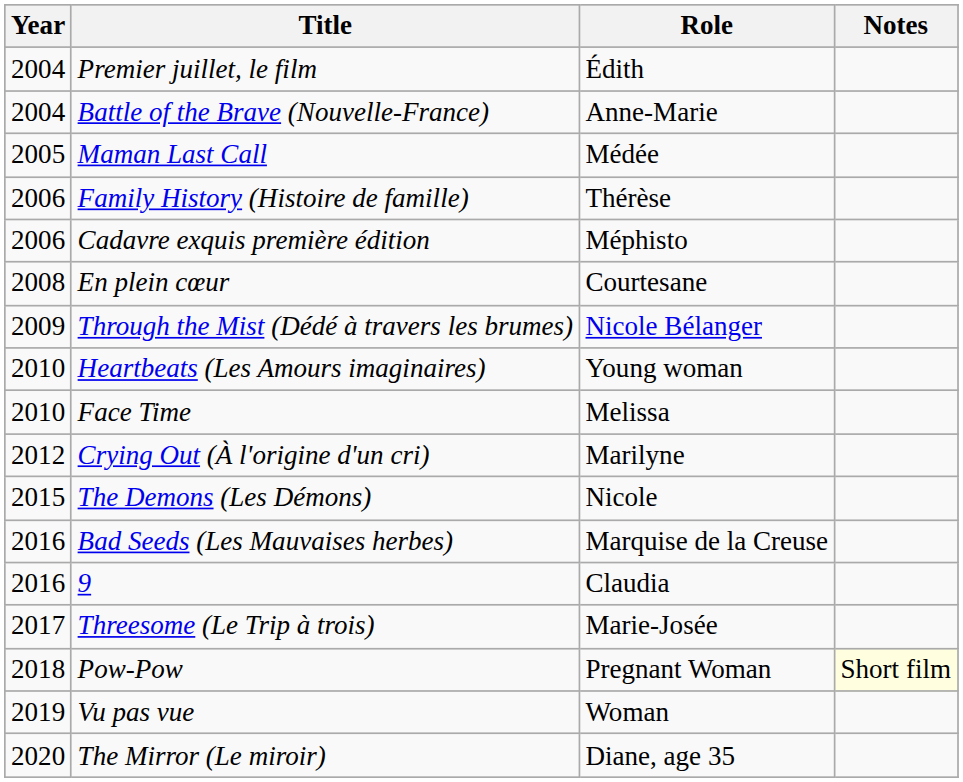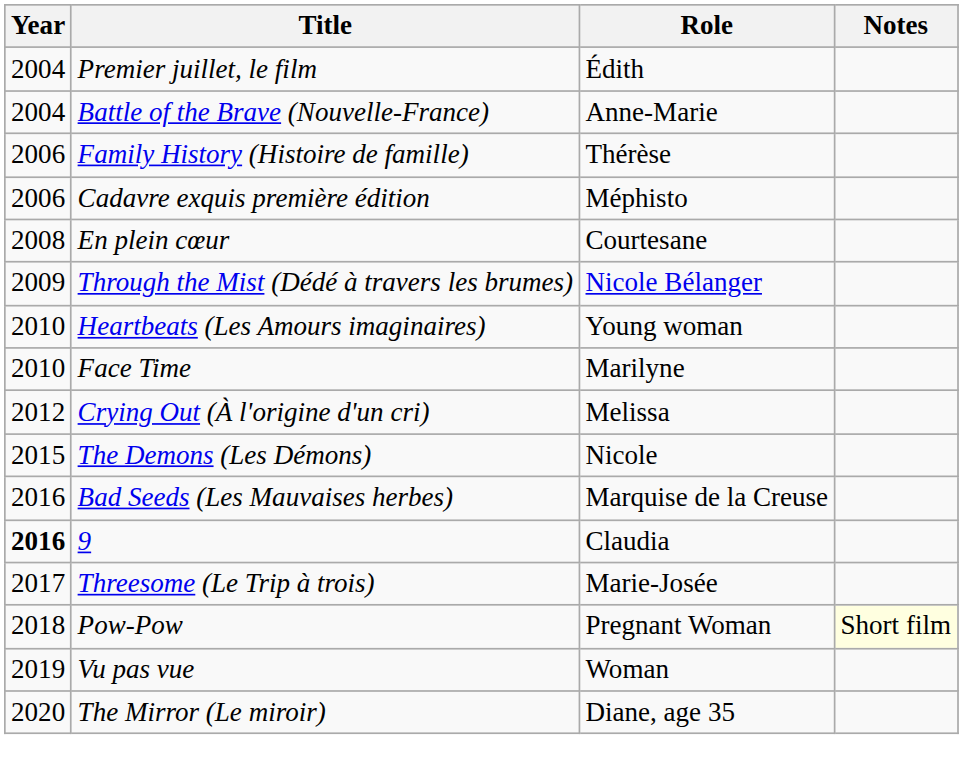- row: (172, 154)
(628, 411) Melissa -> (635, 369) Marilyne
(635, 454) Marilyne -> (628, 411) Melissa
(38, 583) normal -> (38, 540) bold
